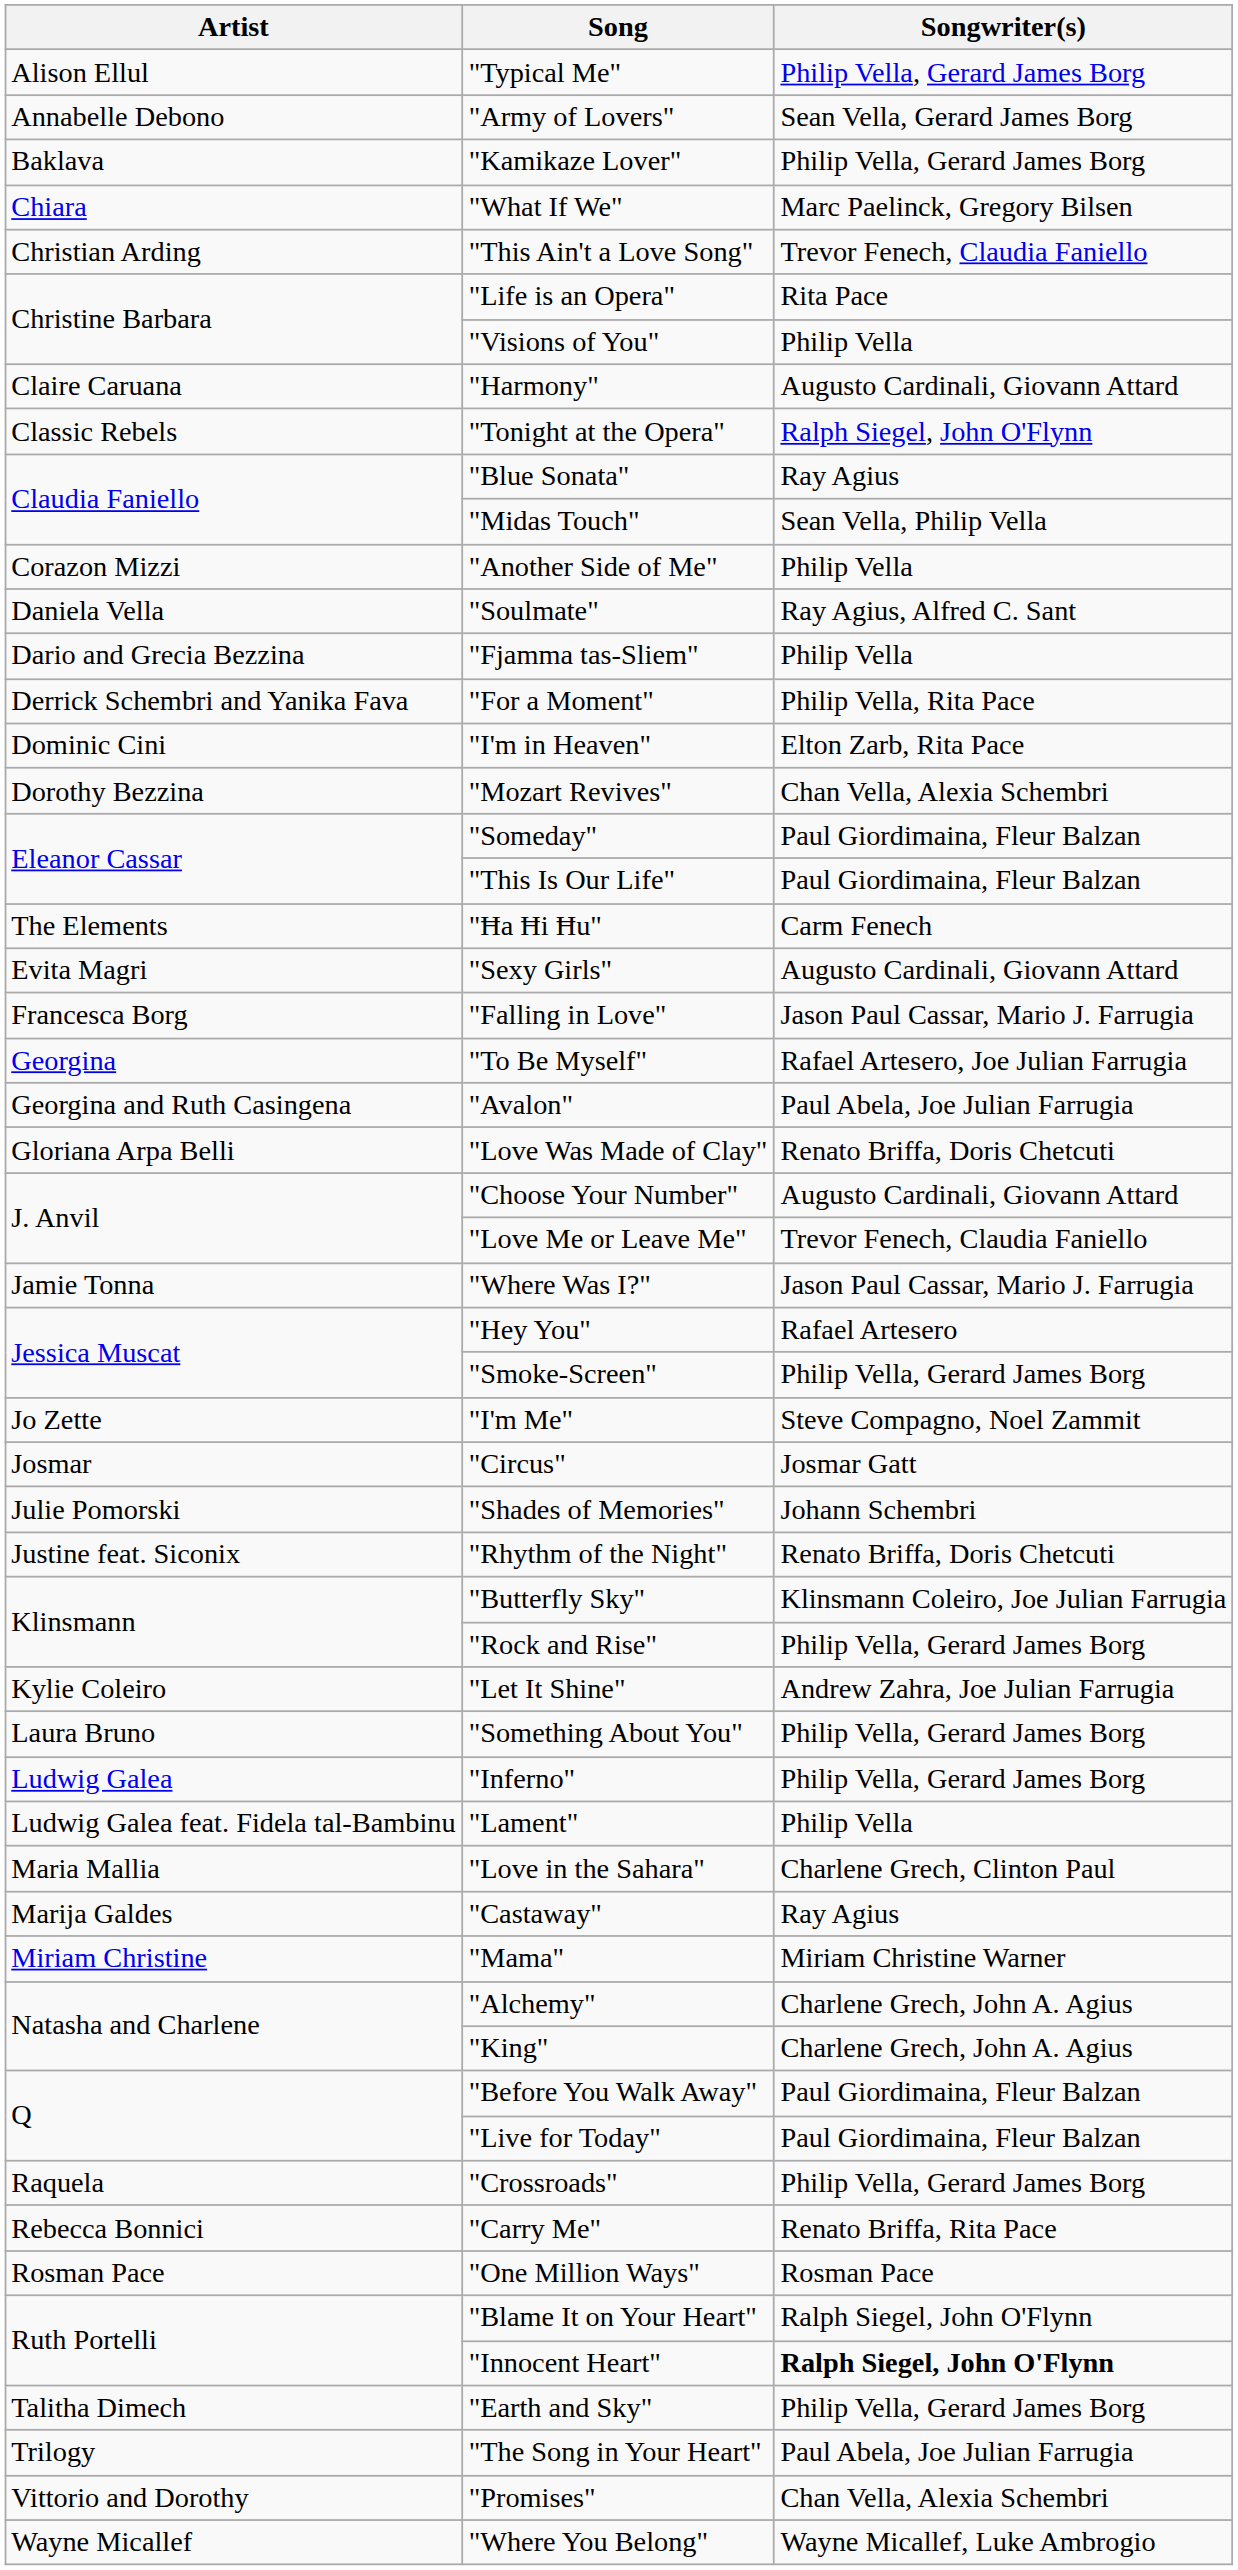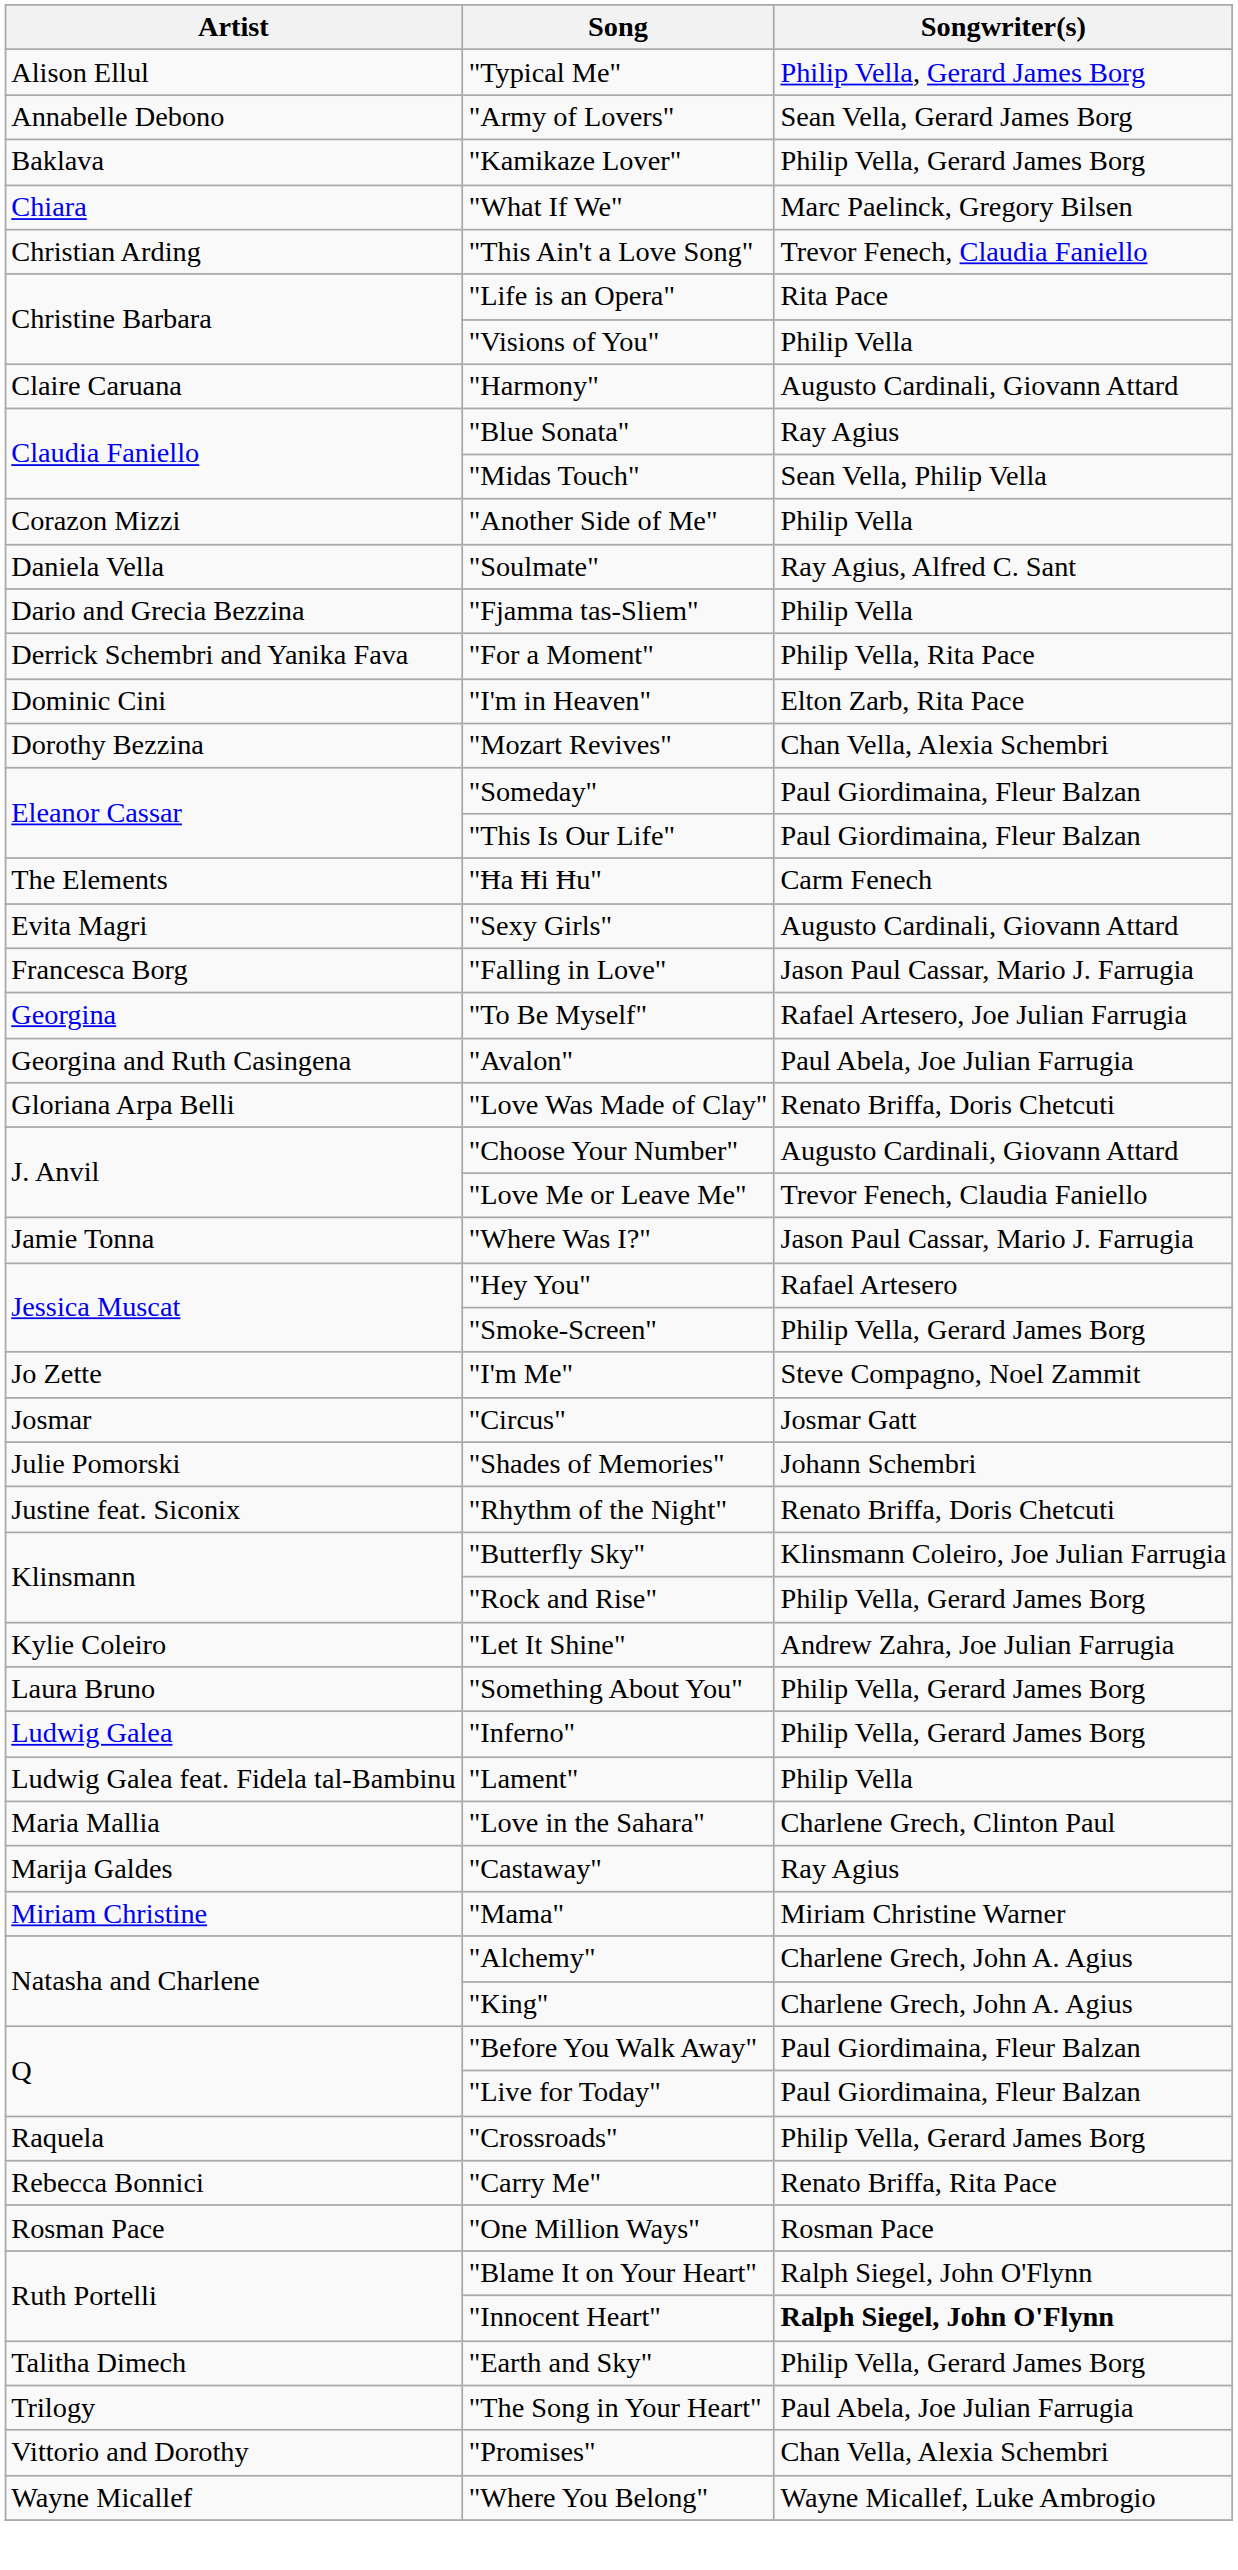- row: (597, 431)
